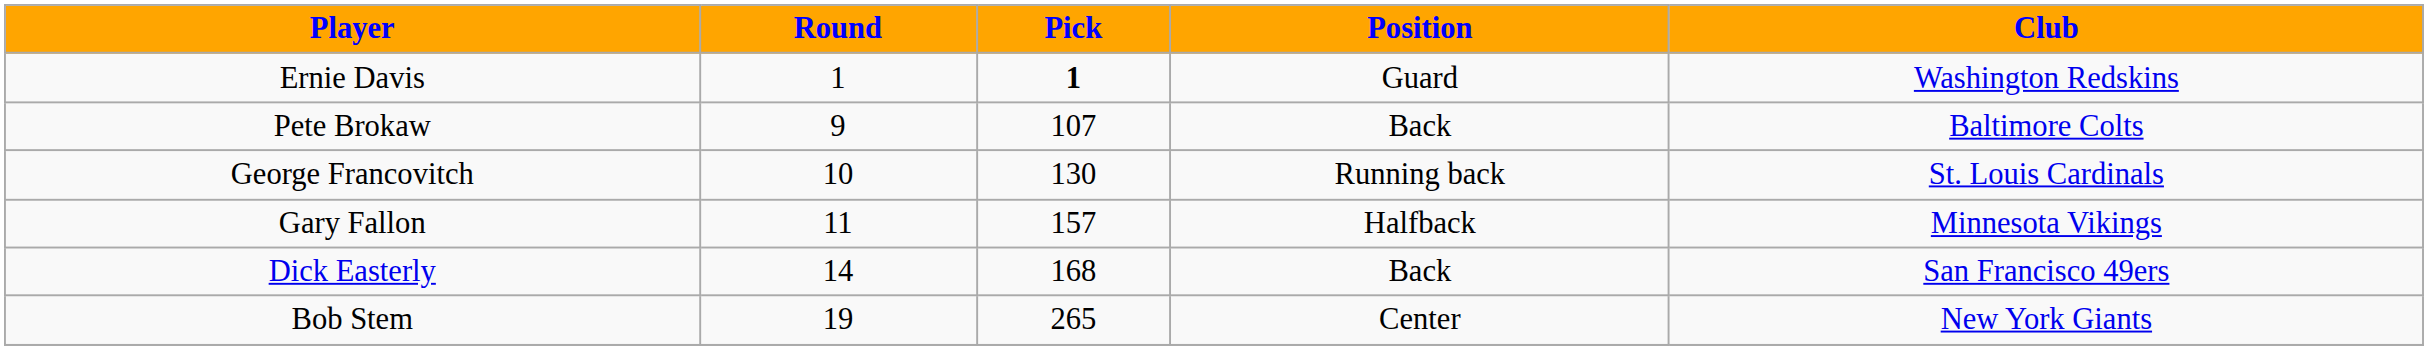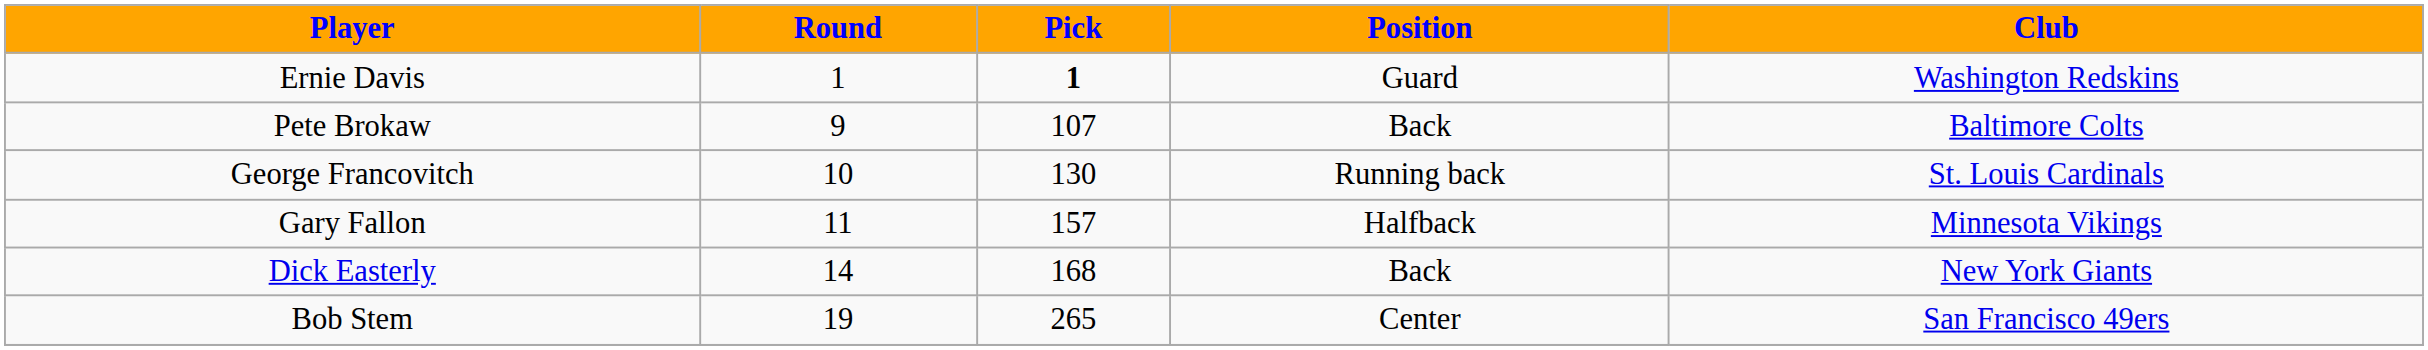(2046, 271) San Francisco 49ers -> (2046, 271) New York Giants
(2046, 319) New York Giants -> (2046, 319) San Francisco 49ers
